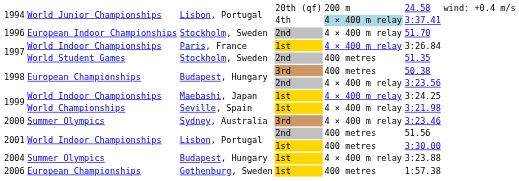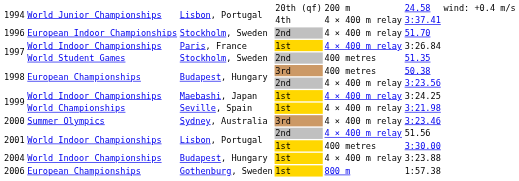(363, 20) lightblue background -> (363, 20) no background
(350, 133) 400 metres -> (363, 133) 4 × 400 m relay
(66, 158) Summer Olympics -> (94, 158) World Indoor Championships
(350, 171) 400 metres -> (337, 171) 800 m
